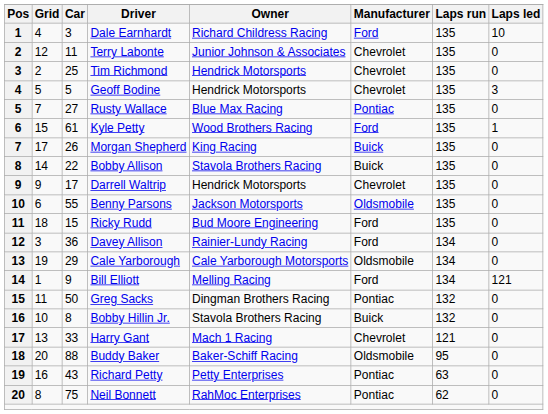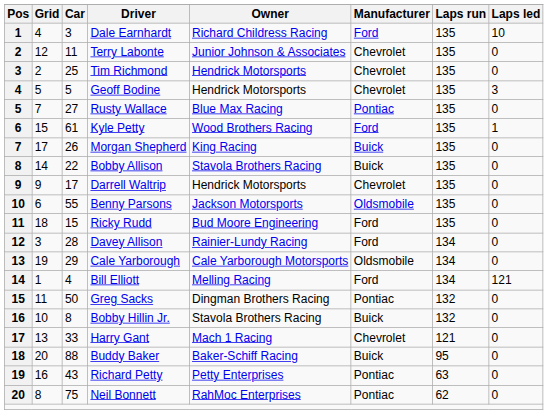(72, 242) 36 -> (72, 242) 28
(68, 280) 9 -> (68, 280) 4
(384, 356) Oldsmobile -> (369, 356) Buick
